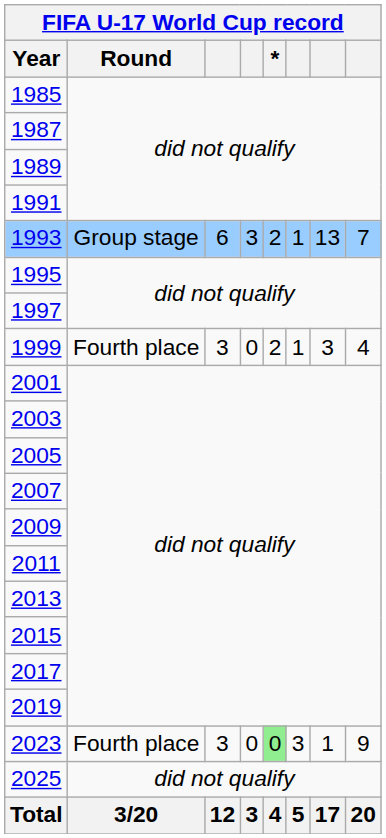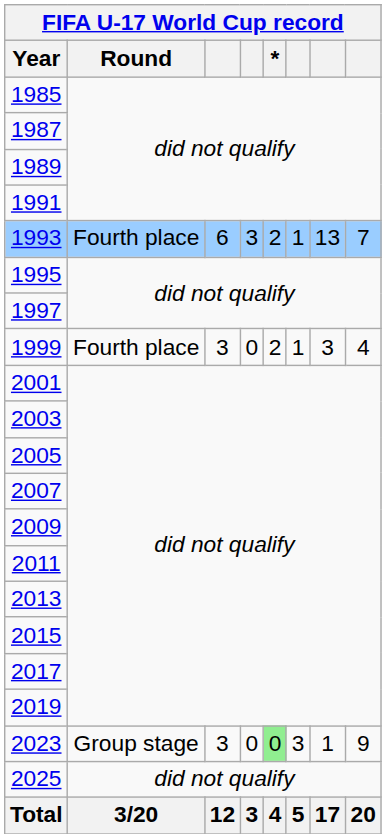(136, 238) Group stage -> (136, 238) Fourth place
(136, 743) Fourth place -> (136, 743) Group stage
